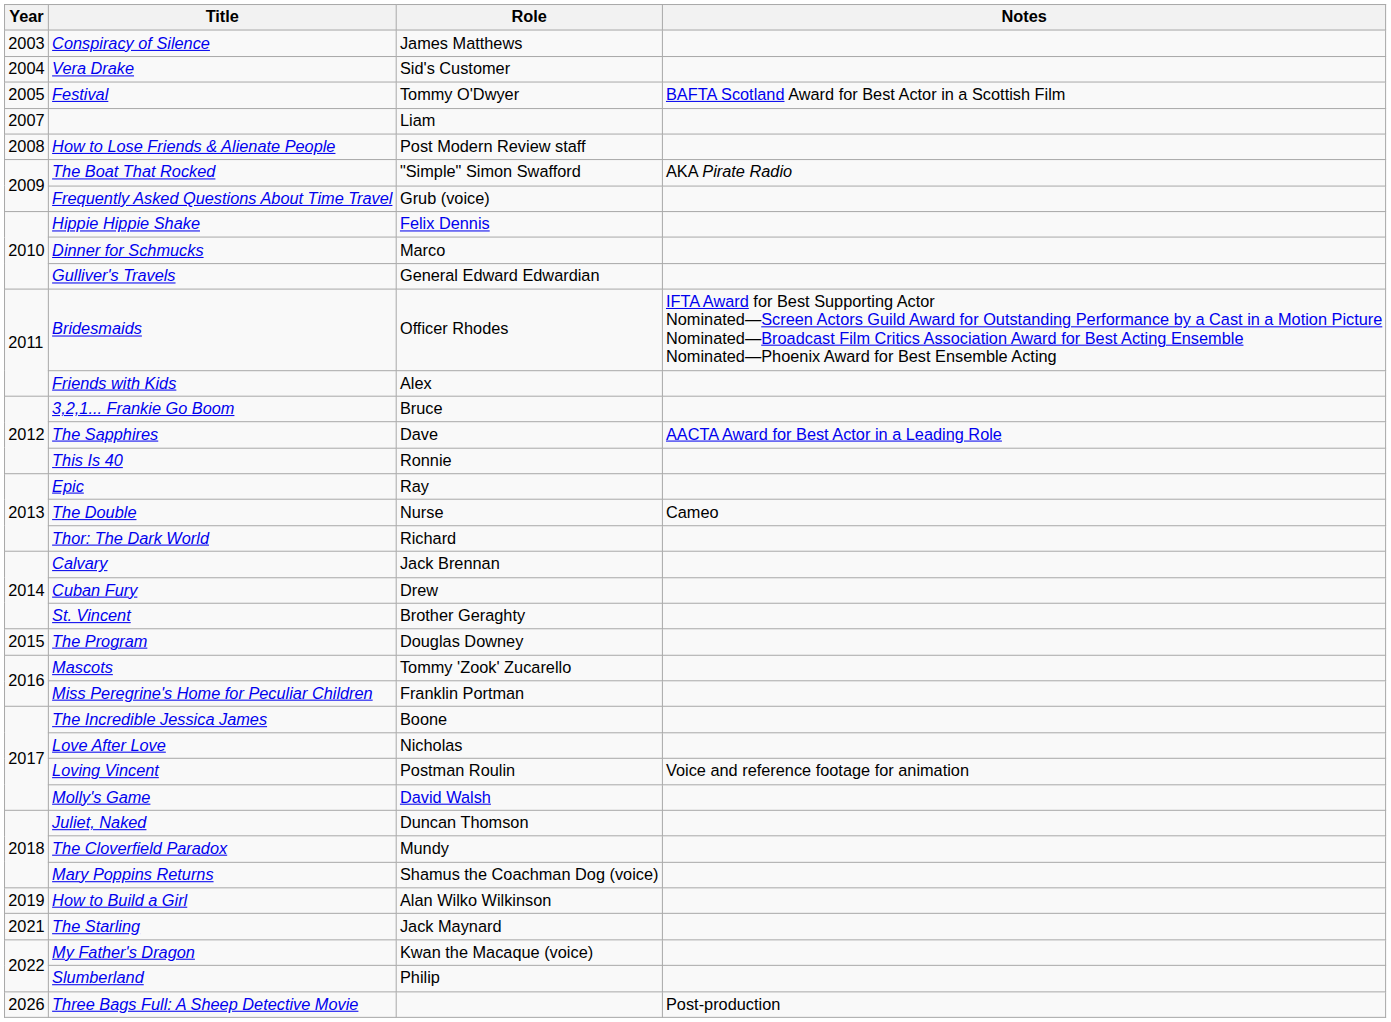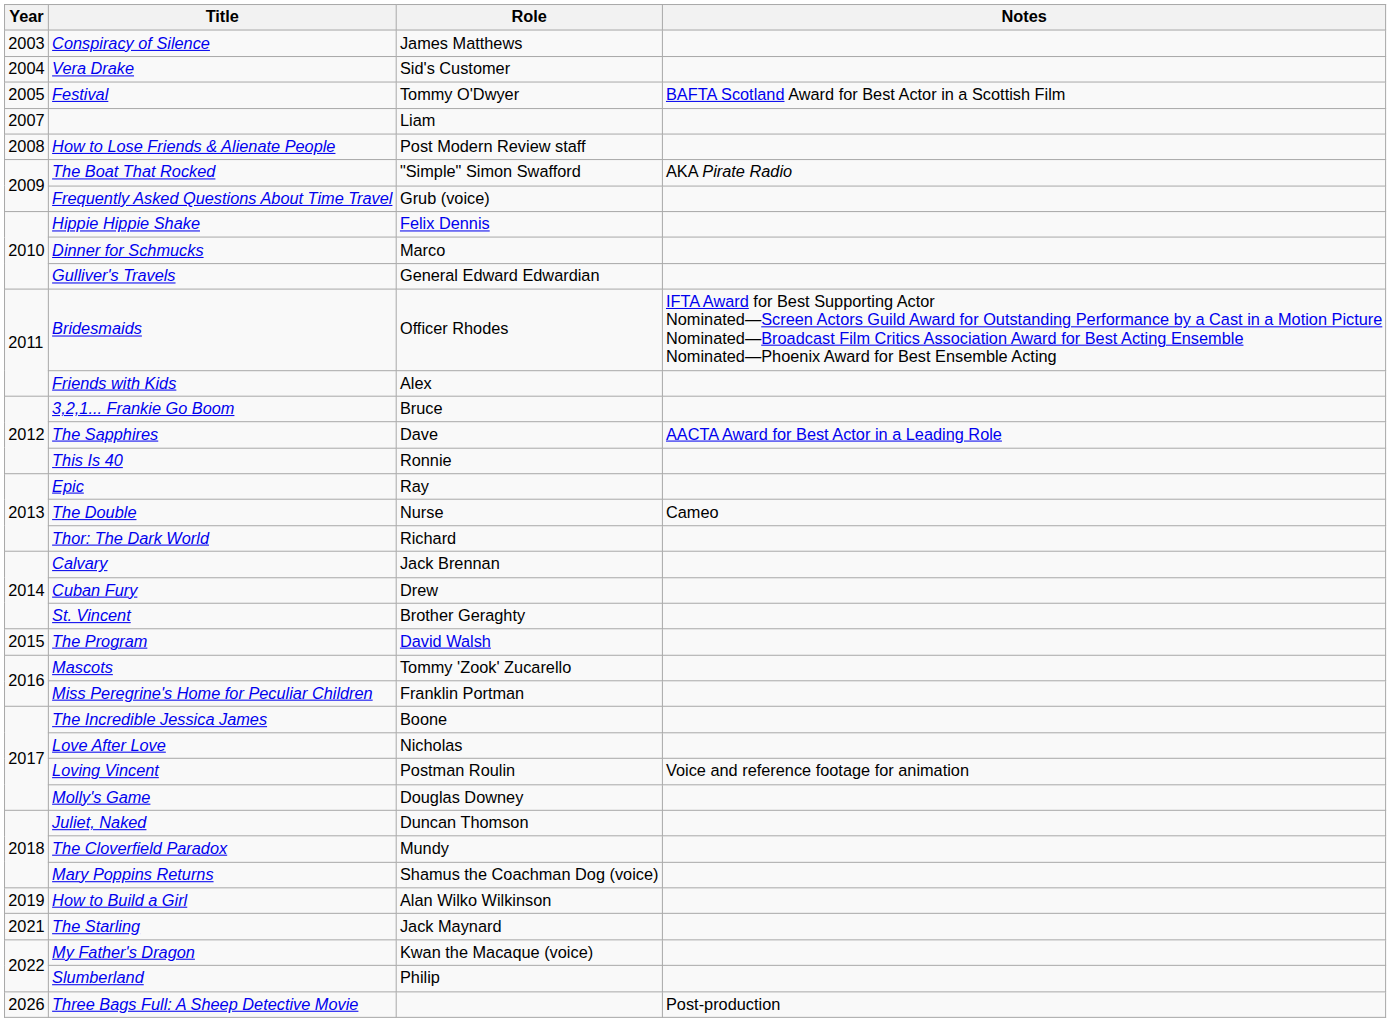(462, 641) Douglas Downey -> (445, 641) David Walsh
(445, 797) David Walsh -> (462, 797) Douglas Downey
